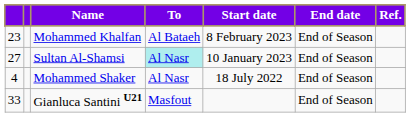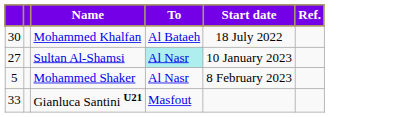- column: (335, 15)
(14, 36) 23 -> (14, 36) 30
(249, 36) 8 February 2023 -> (249, 36) 18 July 2022
(14, 78) 4 -> (14, 78) 5
(249, 78) 18 July 2022 -> (249, 78) 8 February 2023
